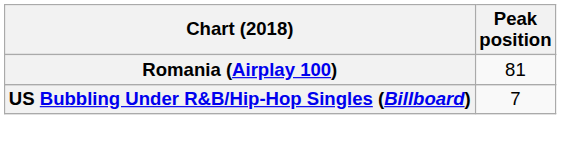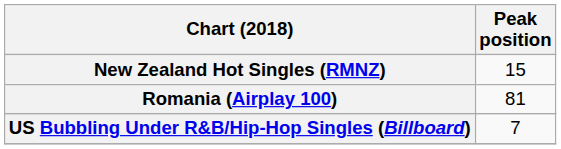+ row: (240, 69)
